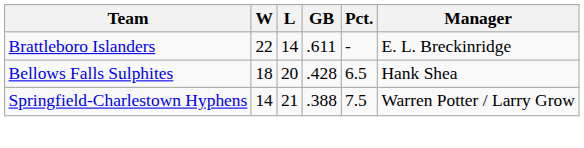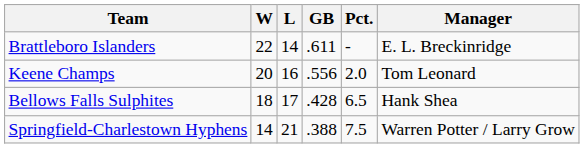+ row: (62, 73)
(290, 73) 20 -> (290, 101) 17
